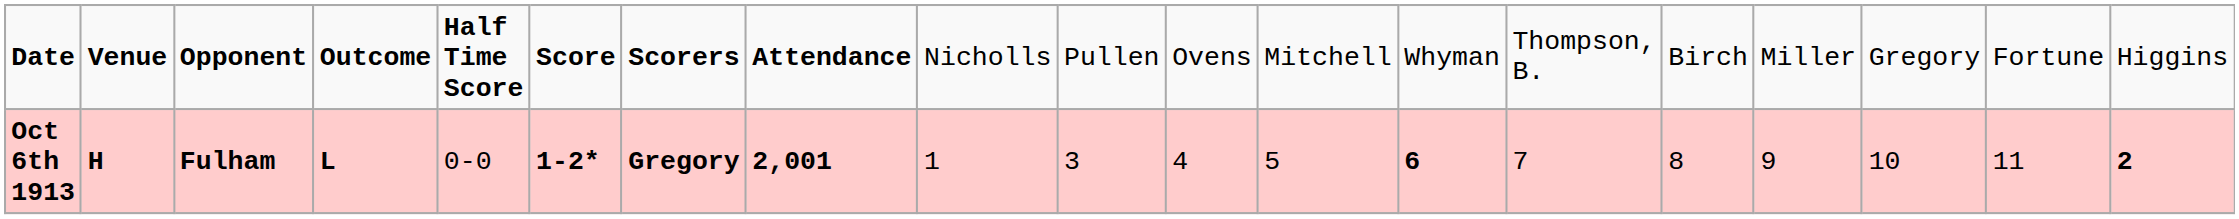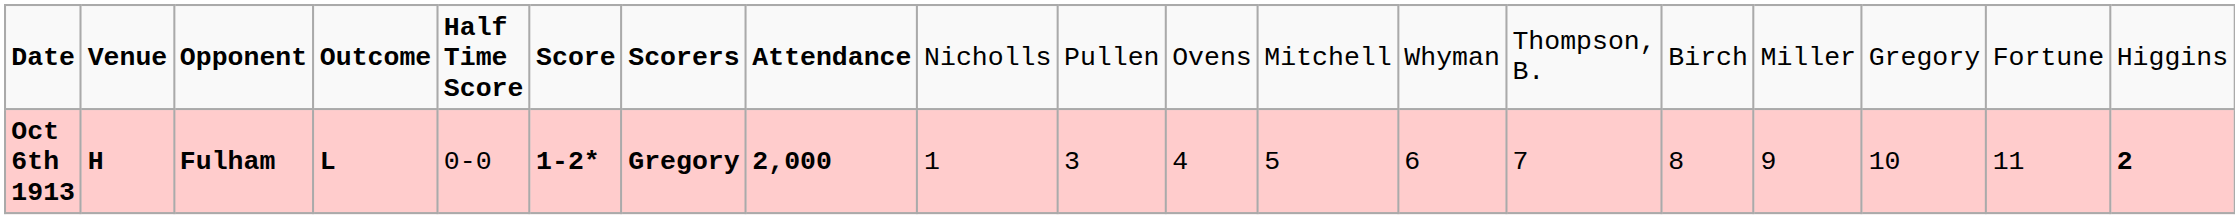(792, 162) 2,001 -> (792, 162) 2,000
(1412, 162) bold -> (1412, 162) normal
